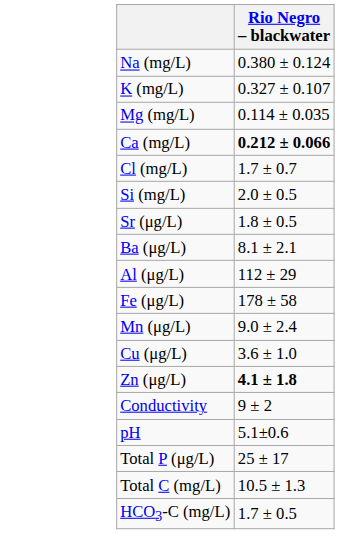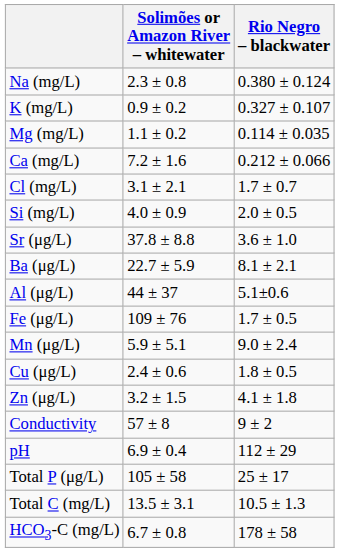+ column: (179, 36)
(284, 141) bold -> (284, 160) normal
(267, 221) 1.8 ± 0.5 -> (267, 239) 3.6 ± 1.0
(267, 273) 112 ± 29 -> (263, 292) 5.1±0.6
(267, 300) 178 ± 58 -> (267, 319) 1.7 ± 0.5
(267, 353) 3.6 ± 1.0 -> (267, 371) 1.8 ± 0.5
(267, 379) bold -> (267, 398) normal
(263, 432) 5.1±0.6 -> (267, 450) 112 ± 29
(267, 513) 1.7 ± 0.5 -> (267, 532) 178 ± 58
